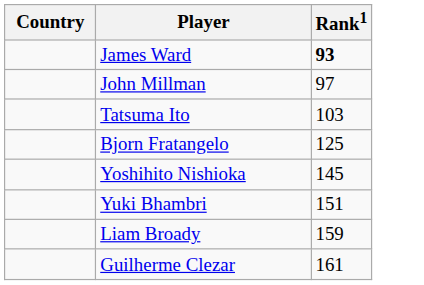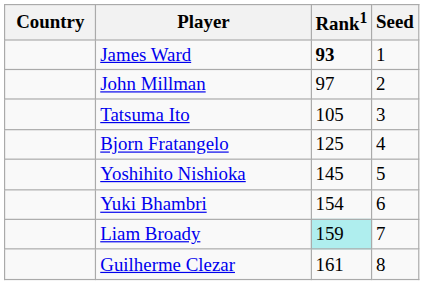+ column: (395, 22)
(330, 114) 103 -> (330, 114) 105
(330, 204) 151 -> (330, 204) 154
(330, 234) no background -> (330, 234) paleturquoise background
